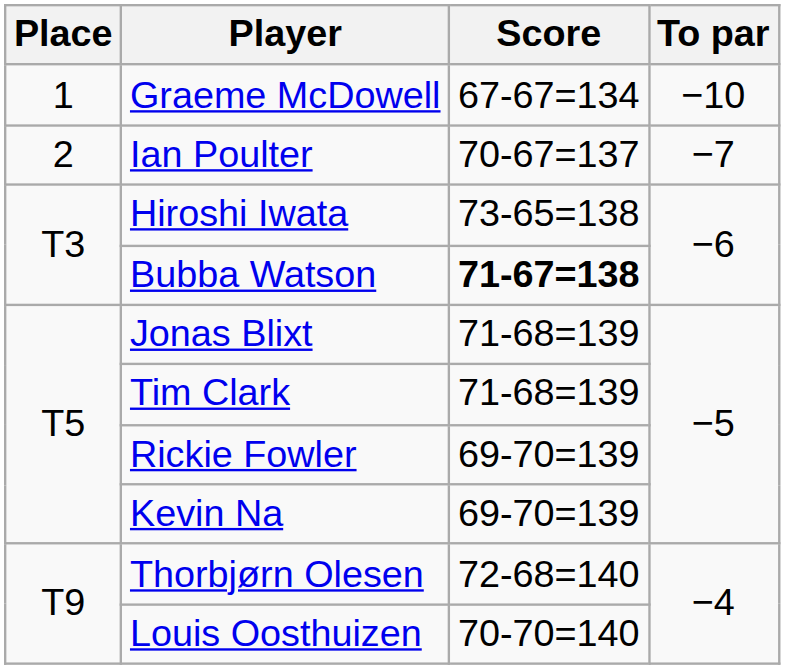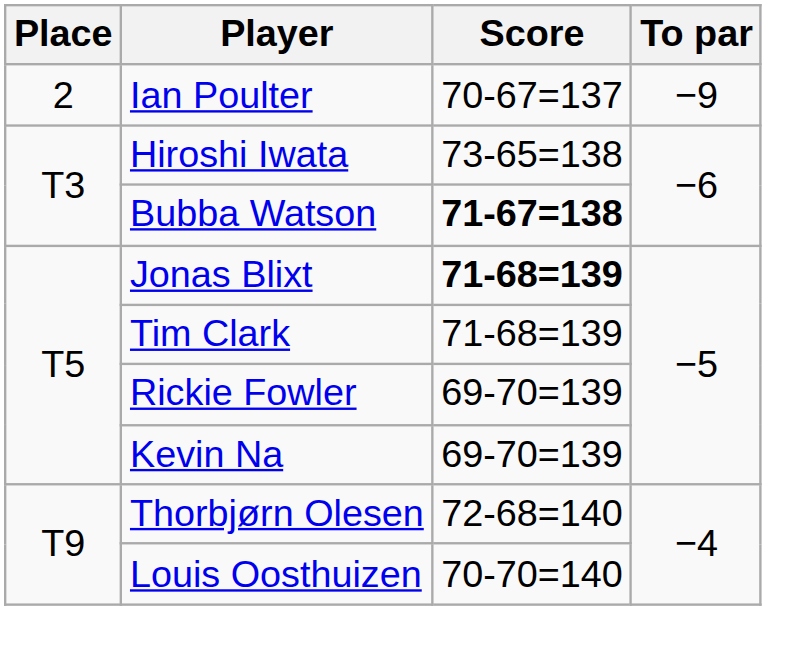- row: (285, 94)
(713, 154) −7 -> (697, 94) −9
(549, 333) normal -> (532, 273) bold
